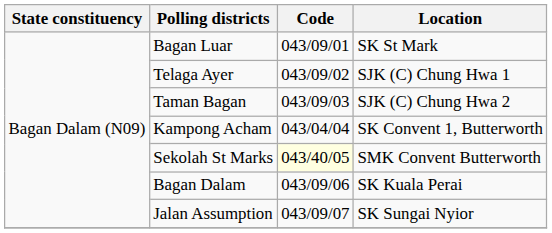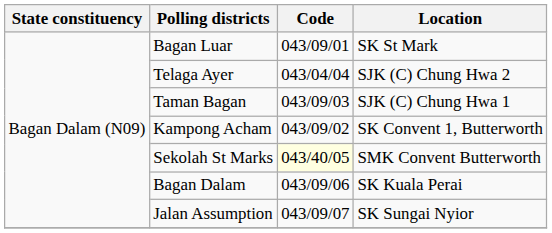(315, 73) 043/09/02 -> (315, 73) 043/04/04
(434, 73) SJK (C) Chung Hwa 1 -> (434, 73) SJK (C) Chung Hwa 2
(434, 101) SJK (C) Chung Hwa 2 -> (434, 101) SJK (C) Chung Hwa 1
(315, 129) 043/04/04 -> (315, 129) 043/09/02
